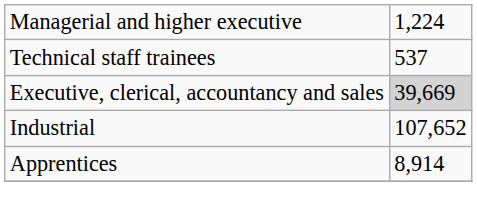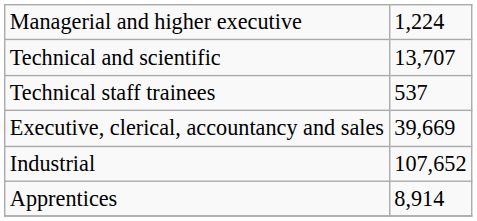+ row: (115, 57)
(425, 92) lightgrey background -> (425, 127) no background
